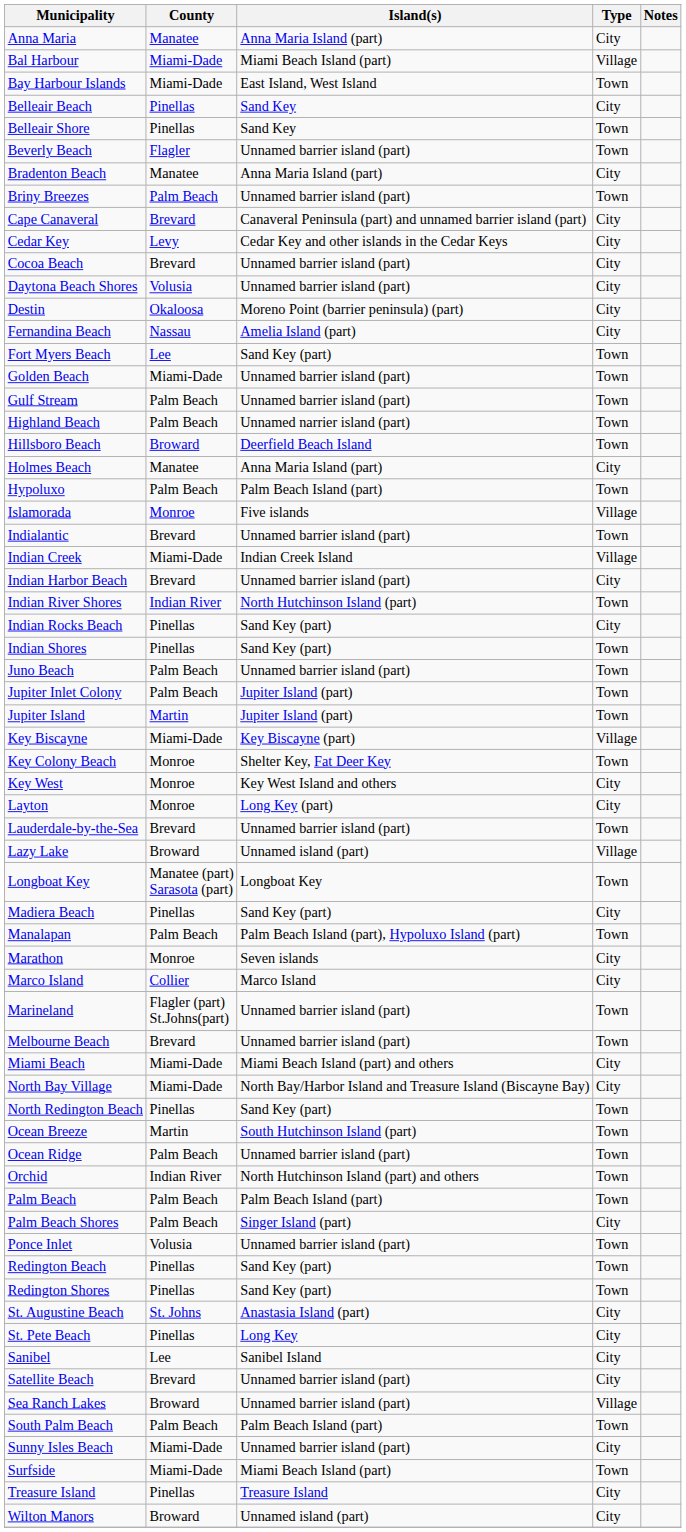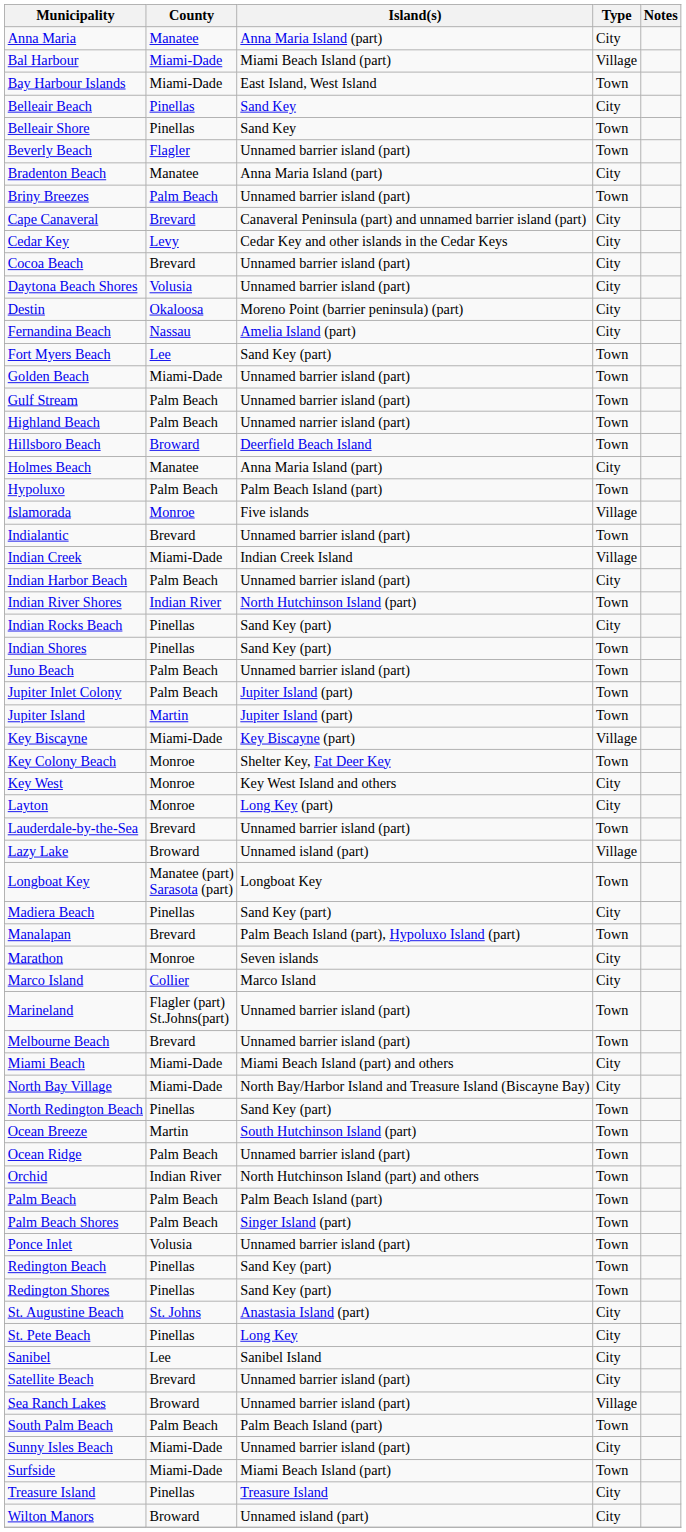(172, 580) Brevard -> (184, 580) Palm Beach
(184, 935) Palm Beach -> (172, 935) Brevard
(608, 1222) City -> (612, 1222) Town
